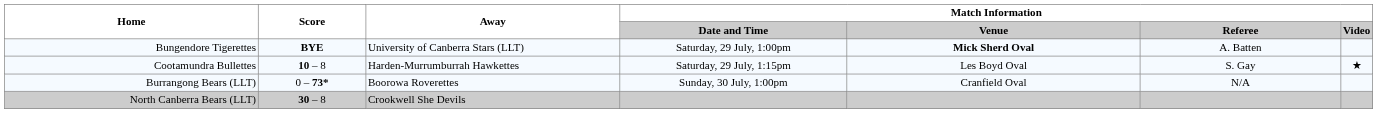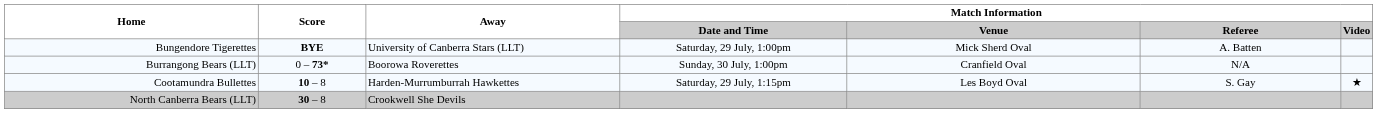(994, 47) bold -> (994, 47) normal
rows swapped: (205, 65) <-> (201, 82)
